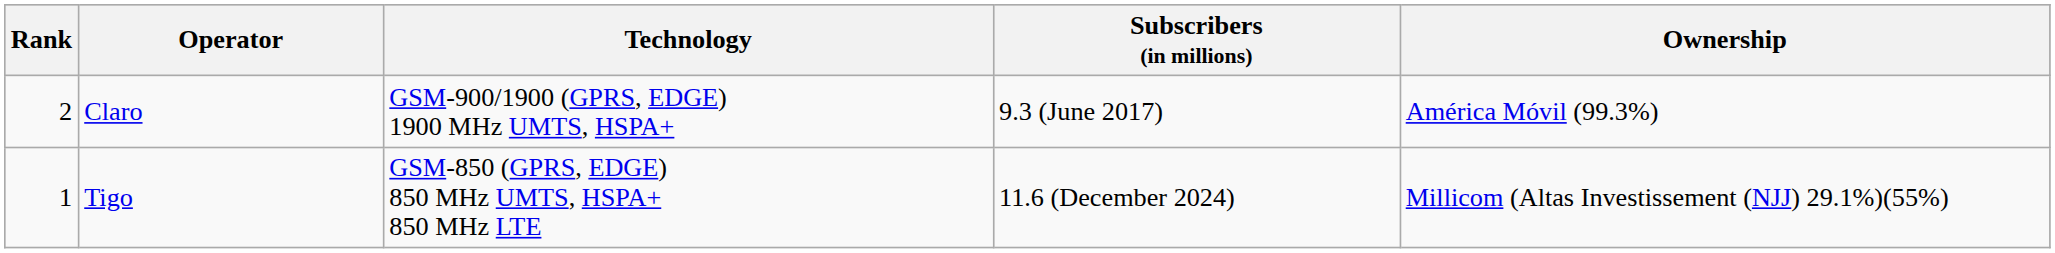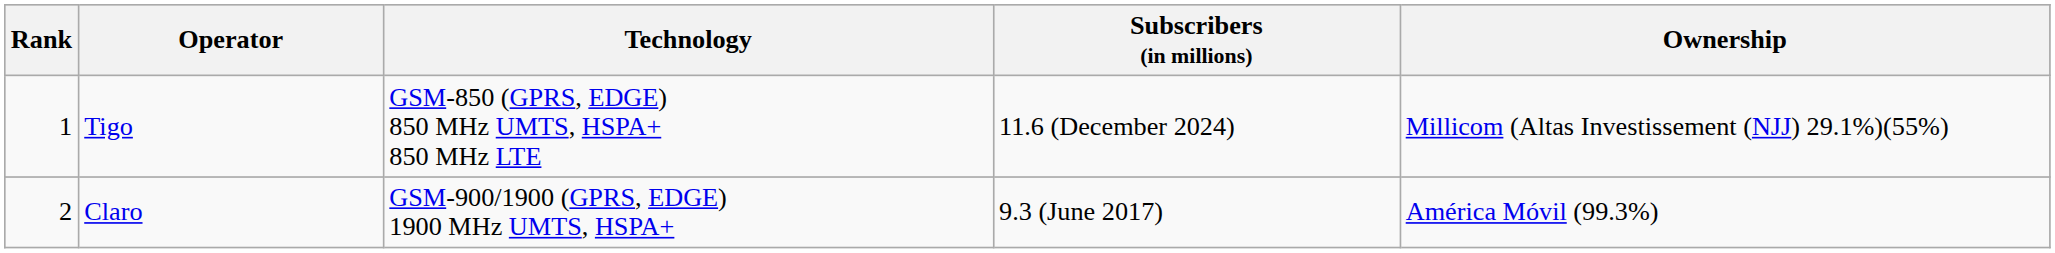rows swapped: (109, 197) <-> (113, 111)
